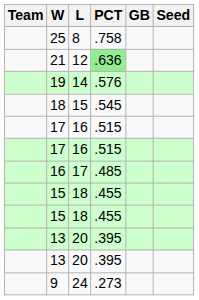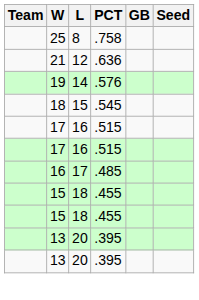(108, 60) lightgreen background -> (108, 60) no background
- row: (54, 283)
